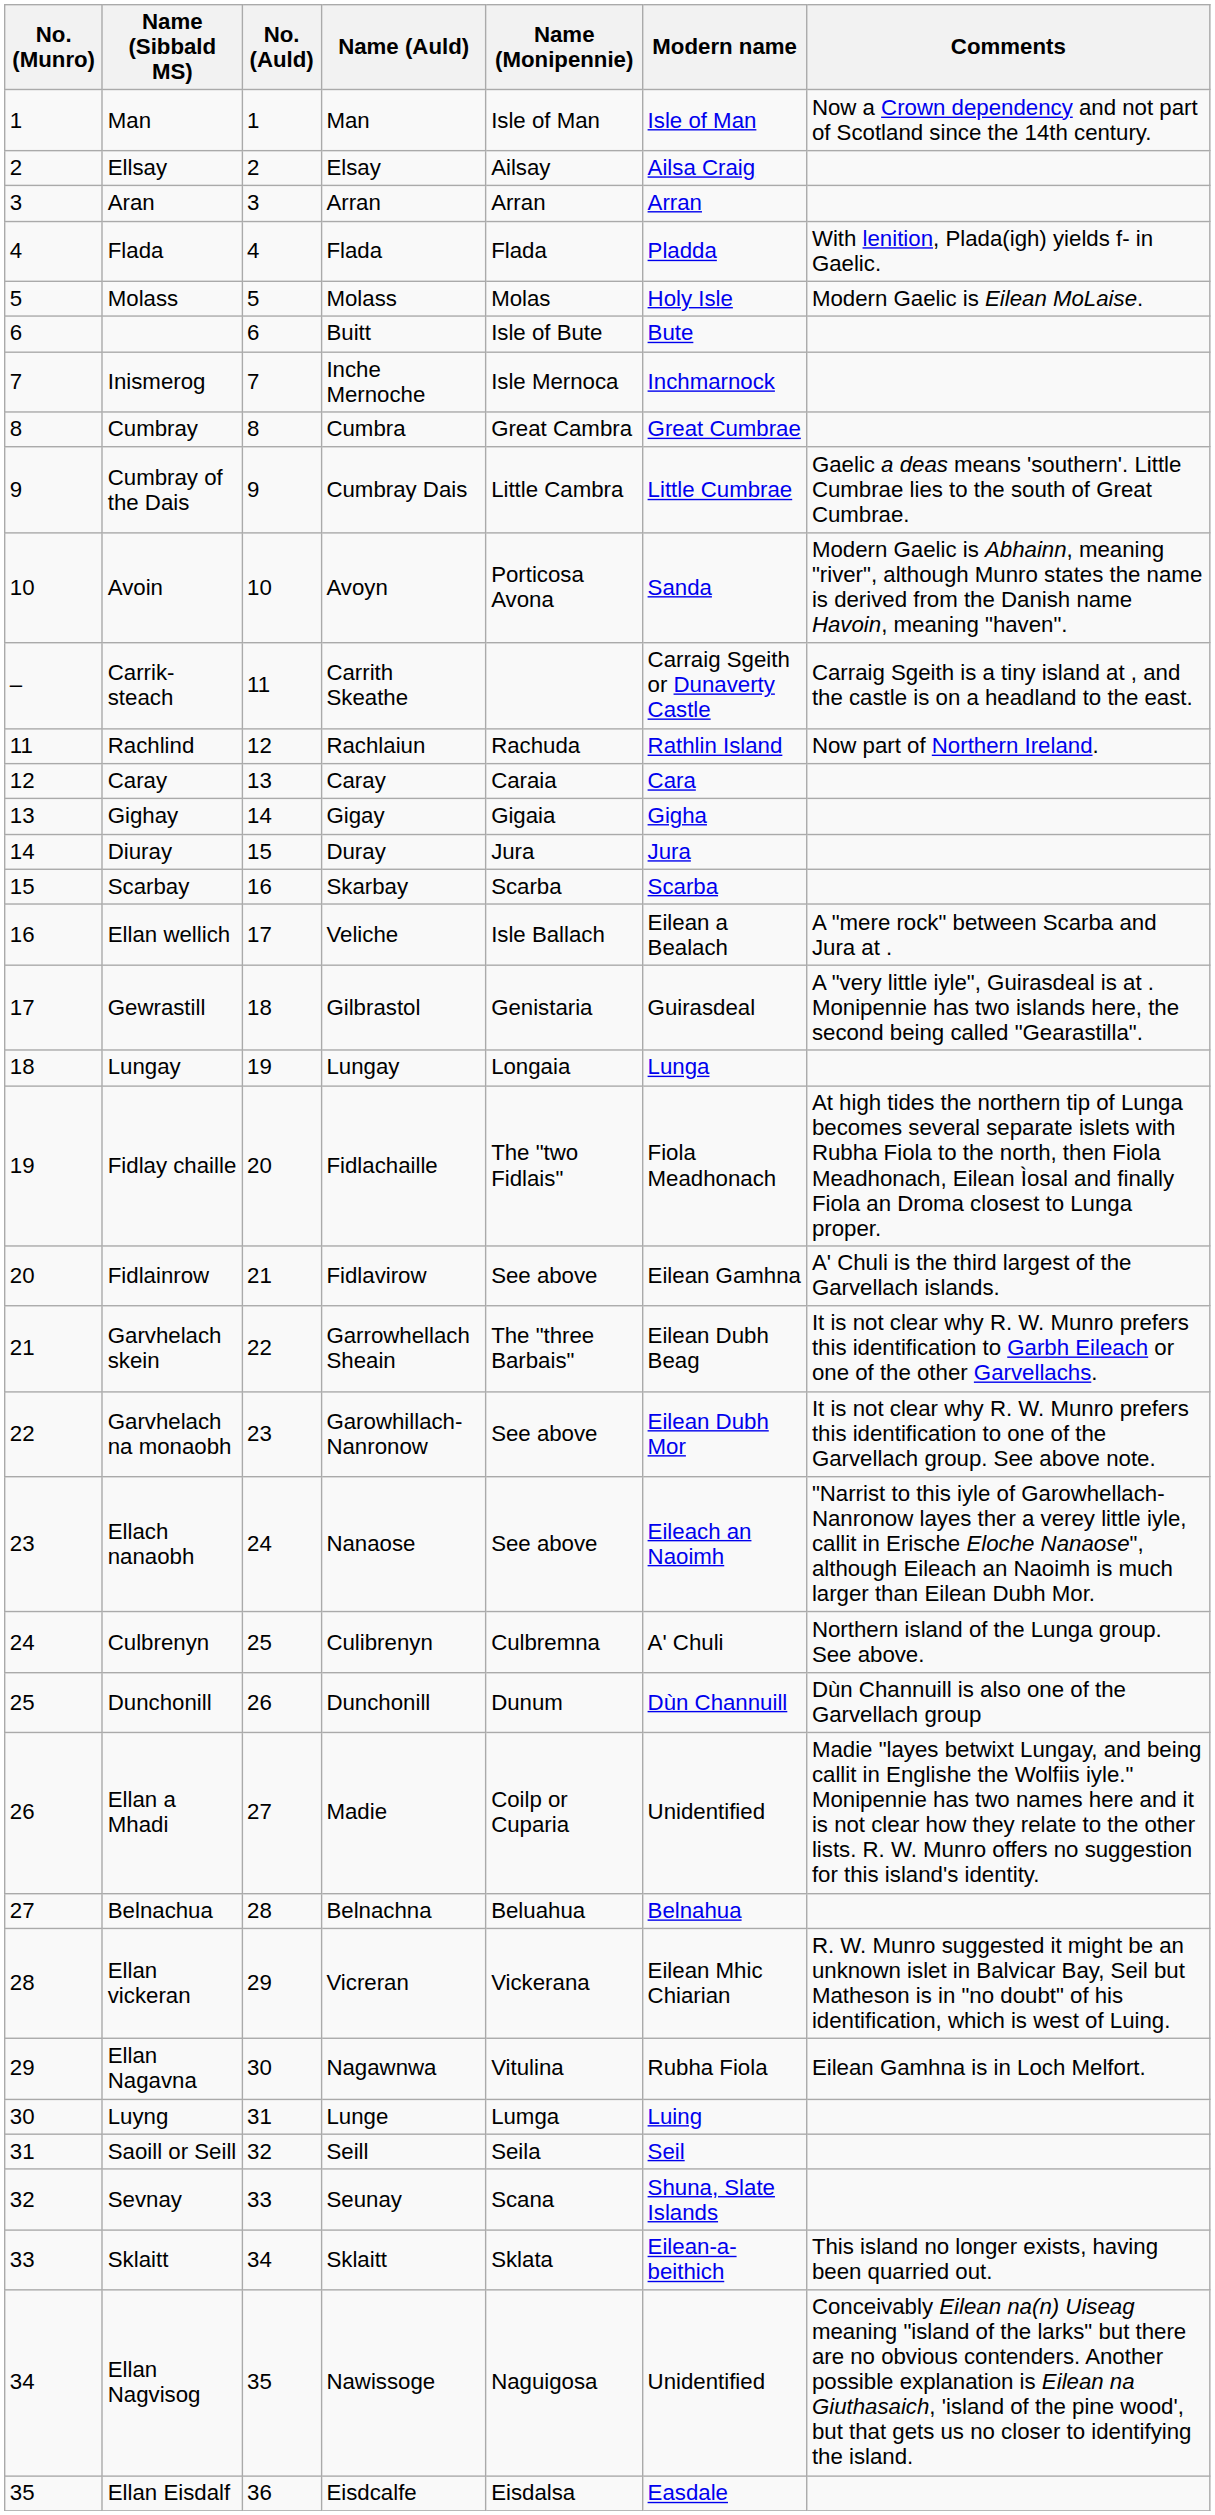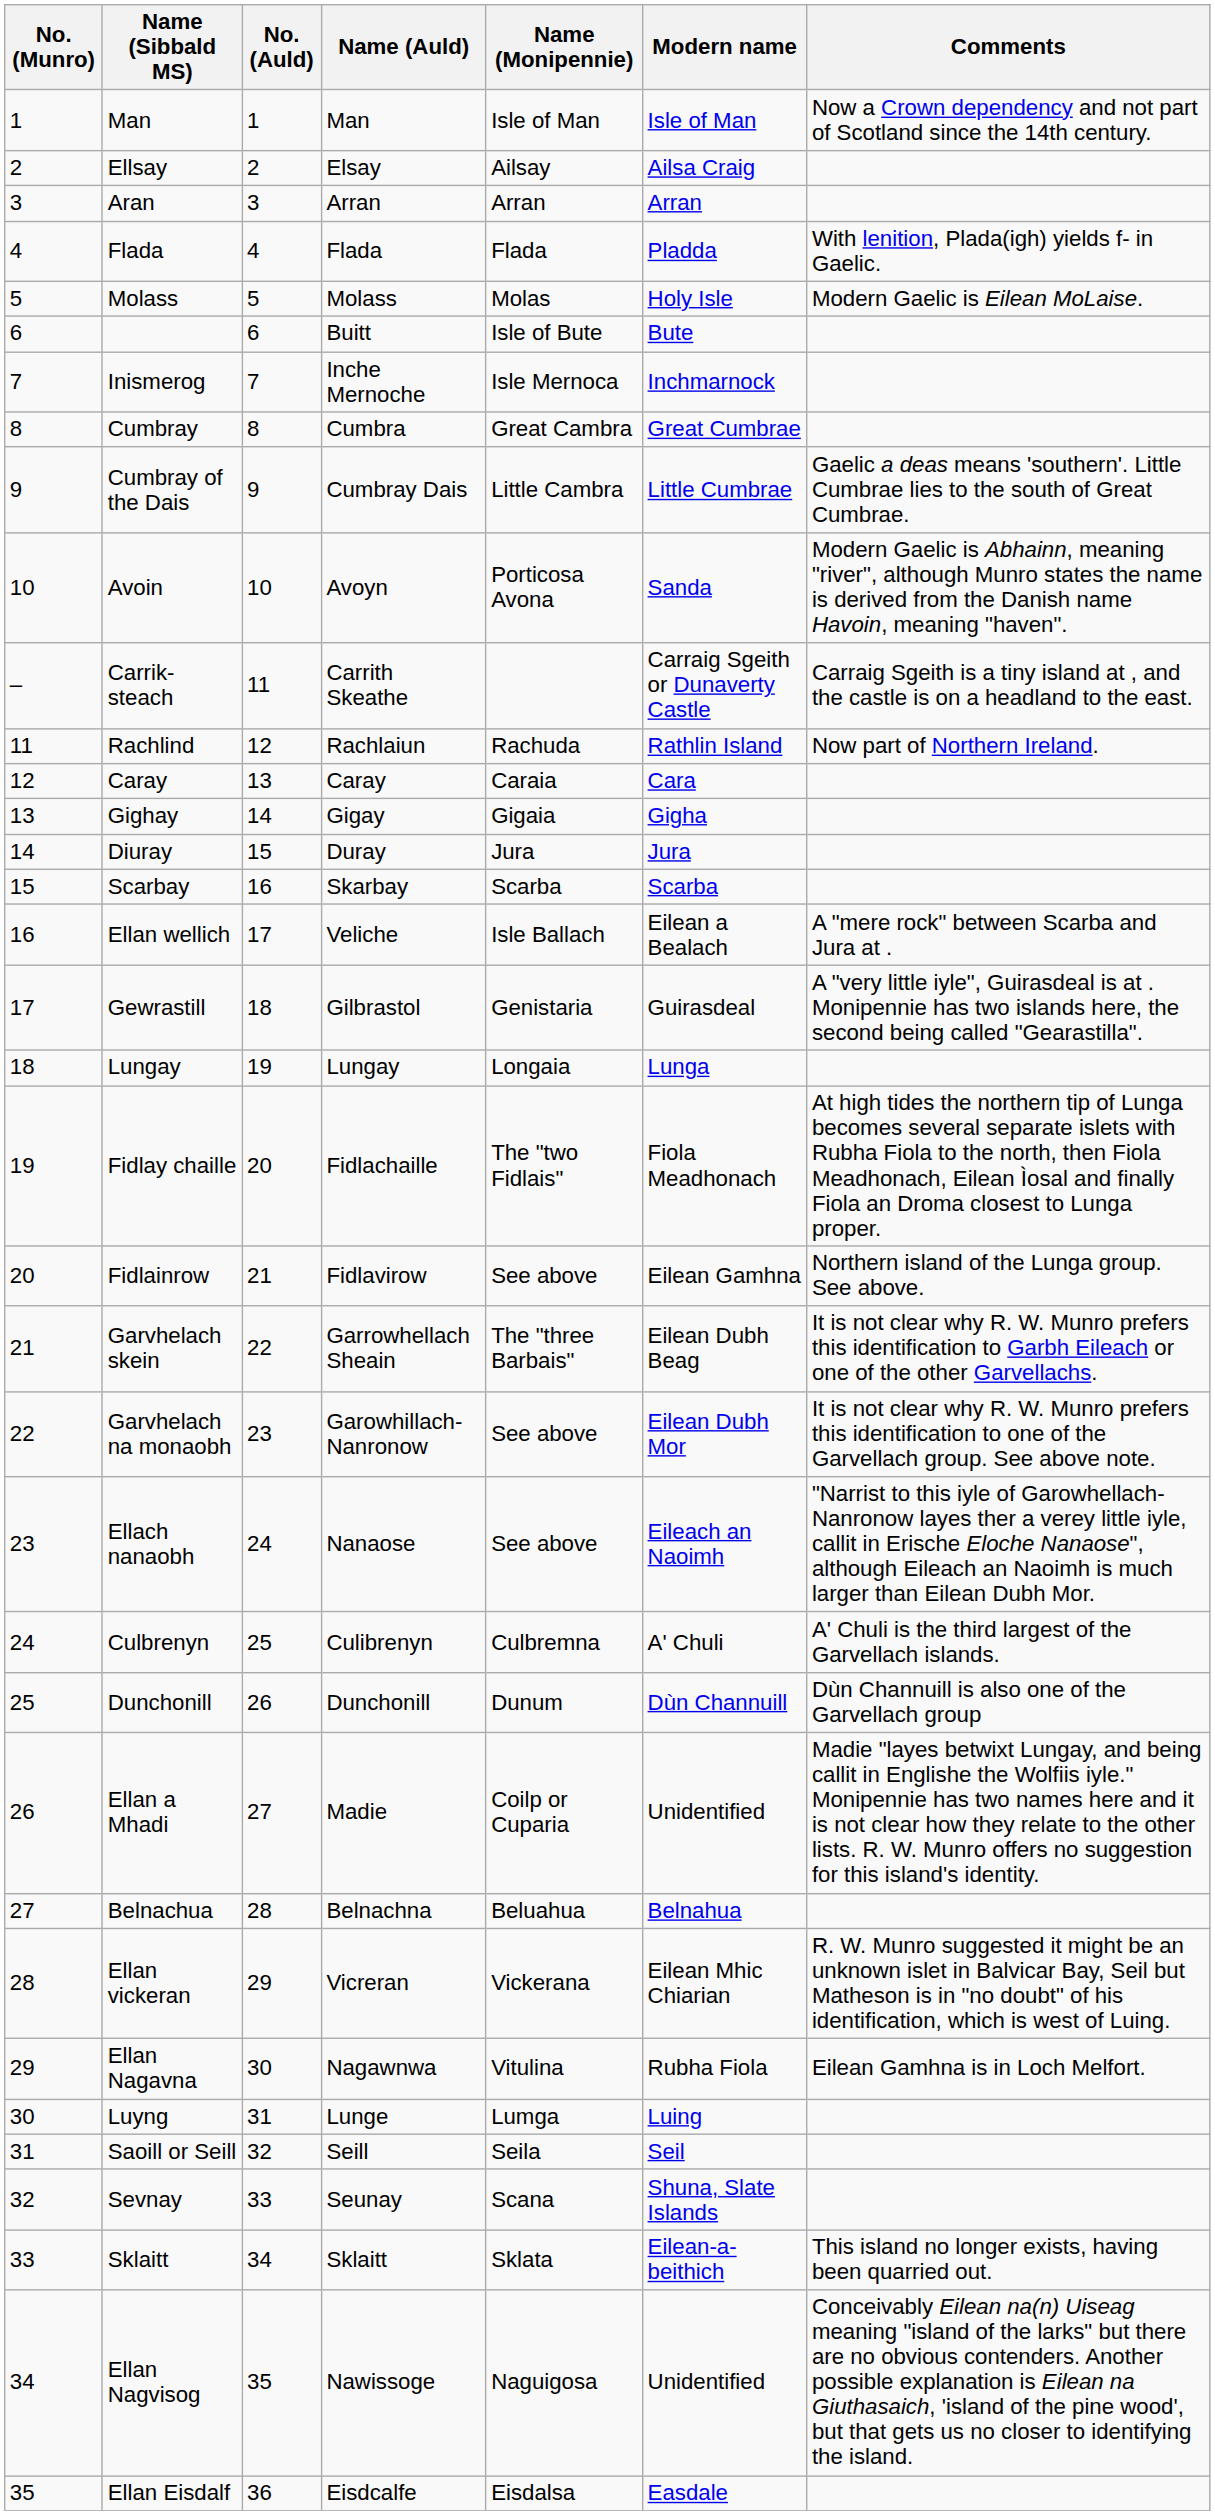(972, 1275) A' Chuli is the third largest of the Garvellach islands. -> (987, 1275) Northern island of the Lunga group. See above.
(987, 1642) Northern island of the Lunga group. See above. -> (972, 1642) A' Chuli is the third largest of the Garvellach islands.
